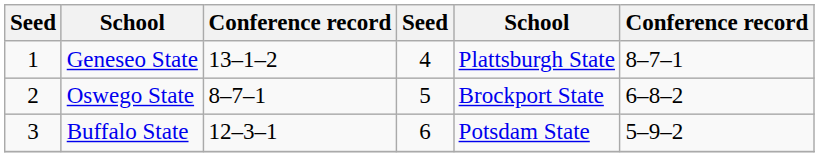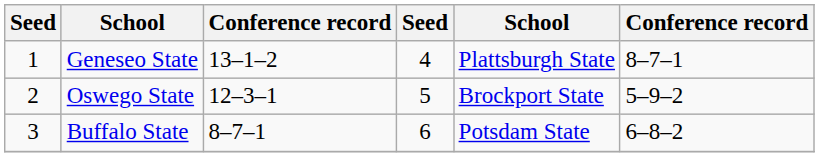(237, 95) 8–7–1 -> (243, 95) 12–3–1
(654, 95) 6–8–2 -> (654, 95) 5–9–2
(243, 132) 12–3–1 -> (237, 132) 8–7–1
(654, 132) 5–9–2 -> (654, 132) 6–8–2
